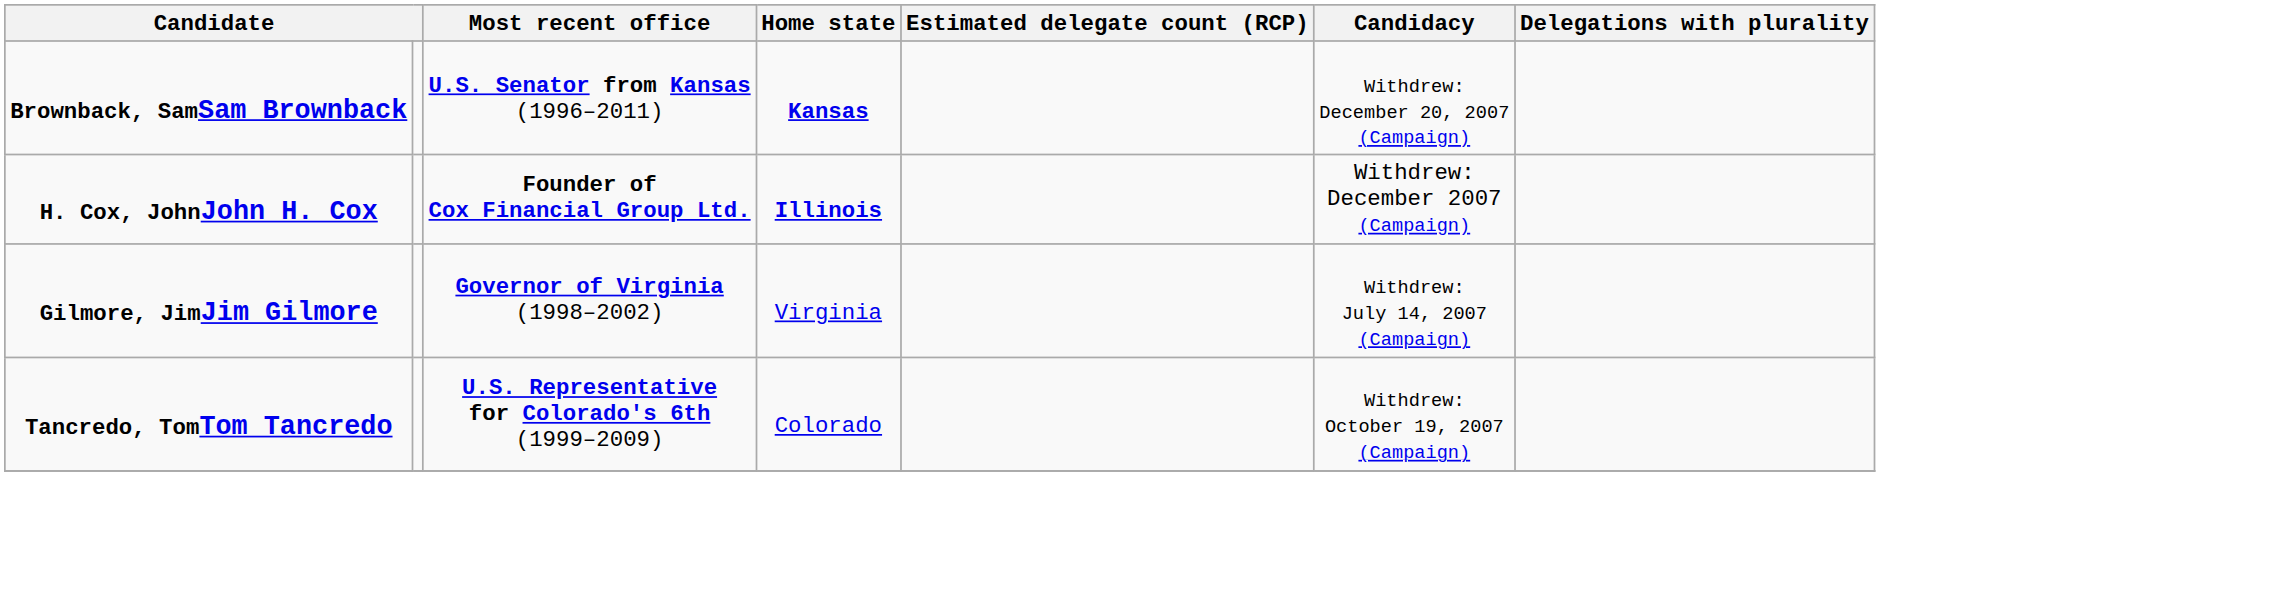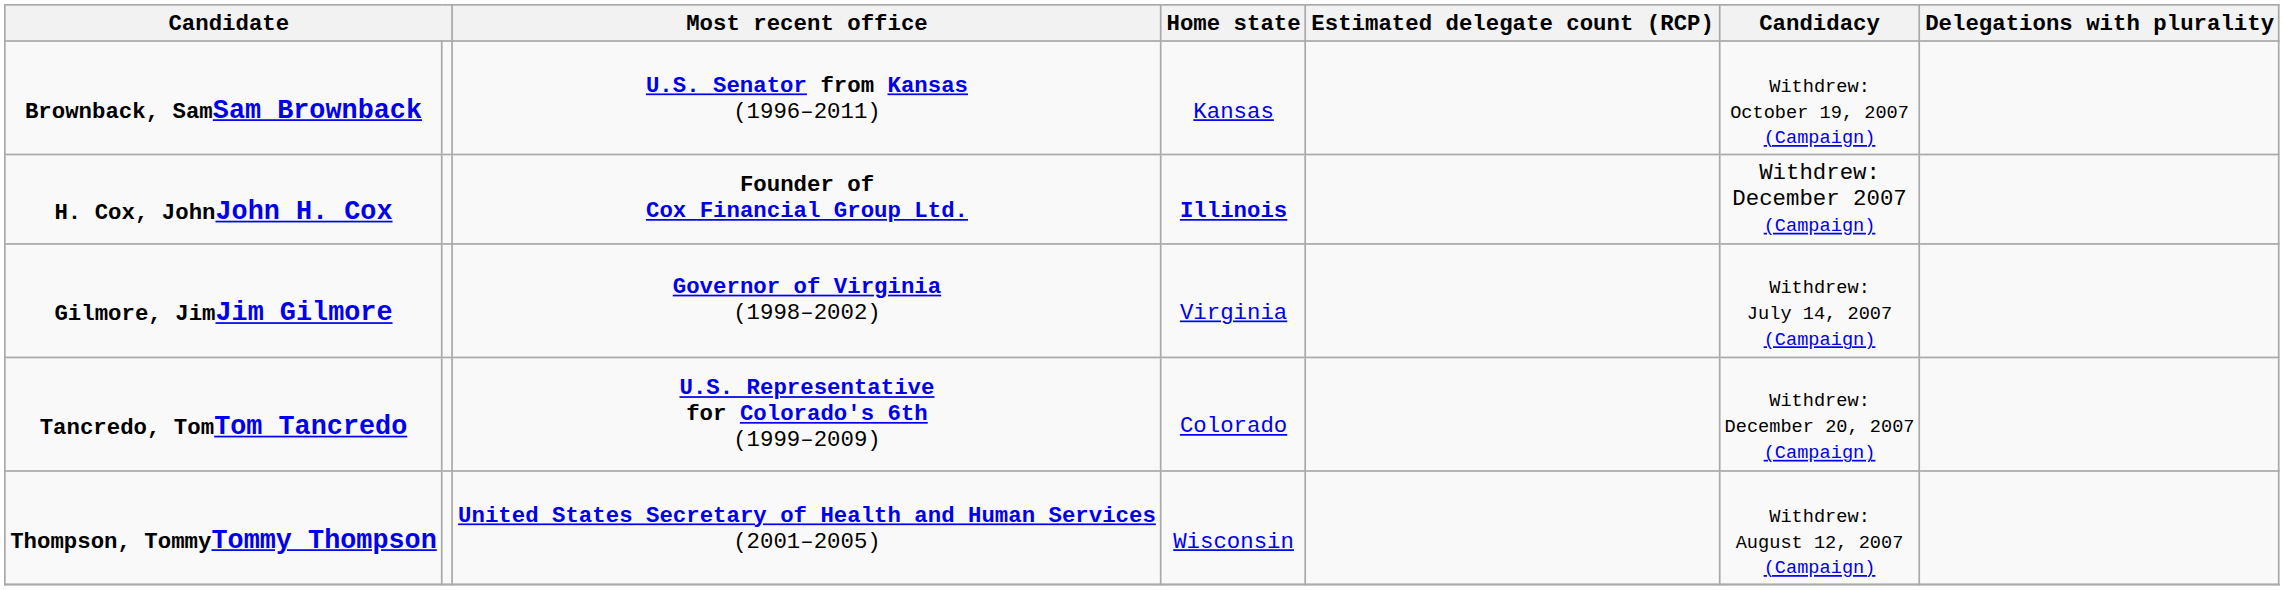(828, 111) bold -> (1234, 111) normal
(1414, 112) Withdrew: December 20, 2007 (Campaign) -> (1820, 112) Withdrew: October 19, 2007 (Campaign)
(1414, 428) Withdrew: October 19, 2007 (Campaign) -> (1820, 428) Withdrew: December 20, 2007 (Campaign)
+ row: (224, 541)
